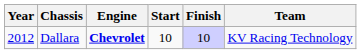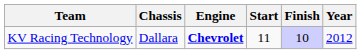columns swapped: (21, 15) <-> (290, 15)
(165, 37) 10 -> (264, 37) 11
